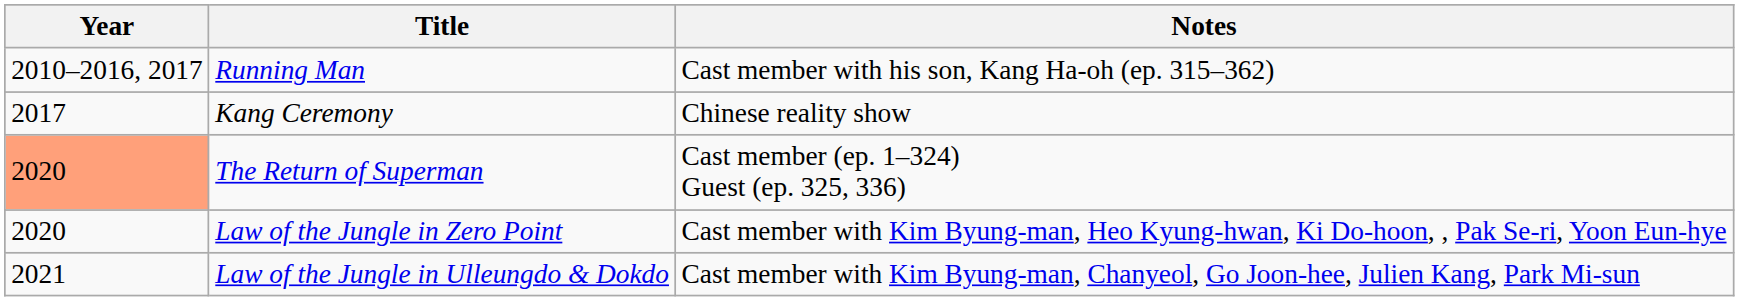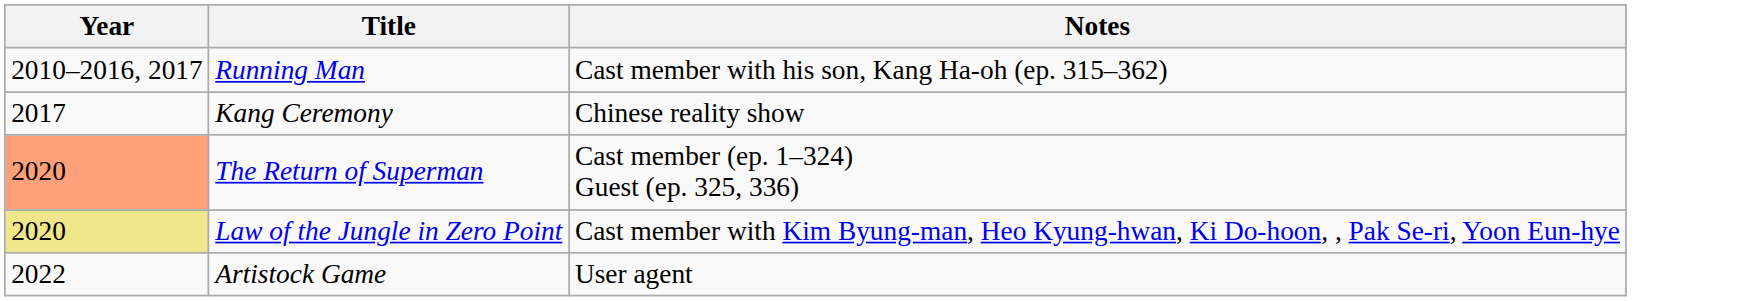(39, 230) no background -> (39, 230) khaki background
- row: (442, 273)
+ row: (301, 273)
